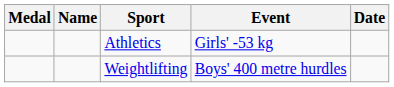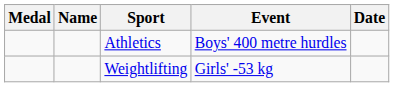(234, 43) Girls' -53 kg -> (271, 43) Boys' 400 metre hurdles
(271, 69) Boys' 400 metre hurdles -> (234, 69) Girls' -53 kg
